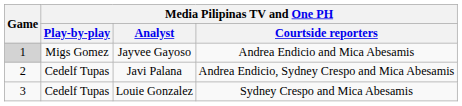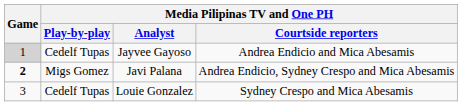(77, 52) Migs Gomez -> (77, 52) Cedelf Tupas
(23, 71) normal -> (23, 71) bold
(77, 71) Cedelf Tupas -> (77, 71) Migs Gomez
